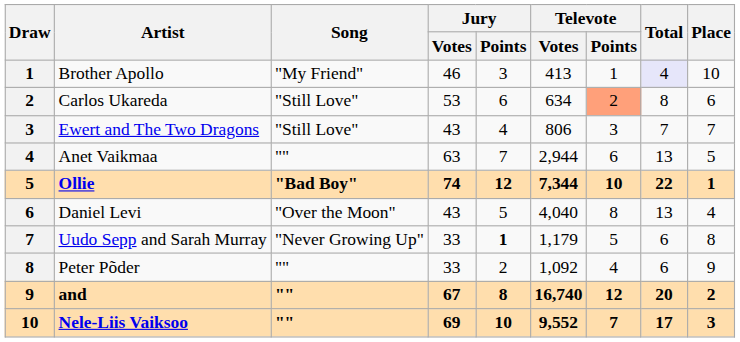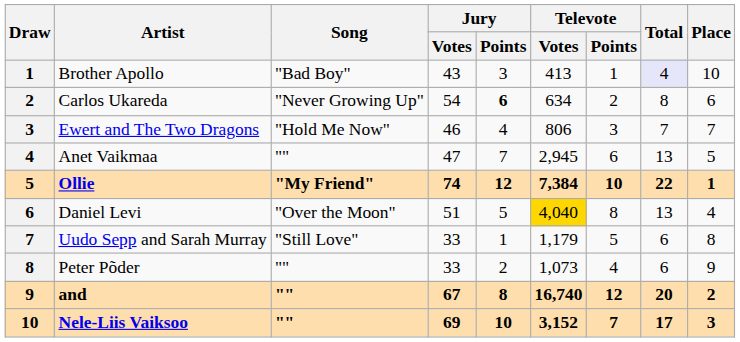(319, 73) "My Friend" -> (313, 73) "Bad Boy"
(452, 73) 46 -> (452, 73) 43
(317, 101) "Still Love" -> (349, 101) "Never Growing Up"
(452, 101) 53 -> (452, 101) 54
(503, 101) normal -> (503, 101) bold
(614, 101) lightsalmon background -> (614, 101) no background
(317, 128) "Still Love" -> (332, 128) "Hold Me Now"
(452, 128) 43 -> (452, 128) 46
(452, 156) 63 -> (452, 156) 47
(558, 156) 2,944 -> (558, 156) 2,945
(316, 184) "Bad Boy" -> (325, 184) "My Friend"
(558, 184) 7,344 -> (558, 184) 7,384
(452, 211) 43 -> (452, 211) 51
(558, 211) no background -> (558, 211) gold background
(349, 239) "Never Growing Up" -> (317, 239) "Still Love"
(503, 239) bold -> (503, 239) normal
(558, 267) 1,092 -> (558, 267) 1,073
(558, 322) 9,552 -> (558, 322) 3,152
